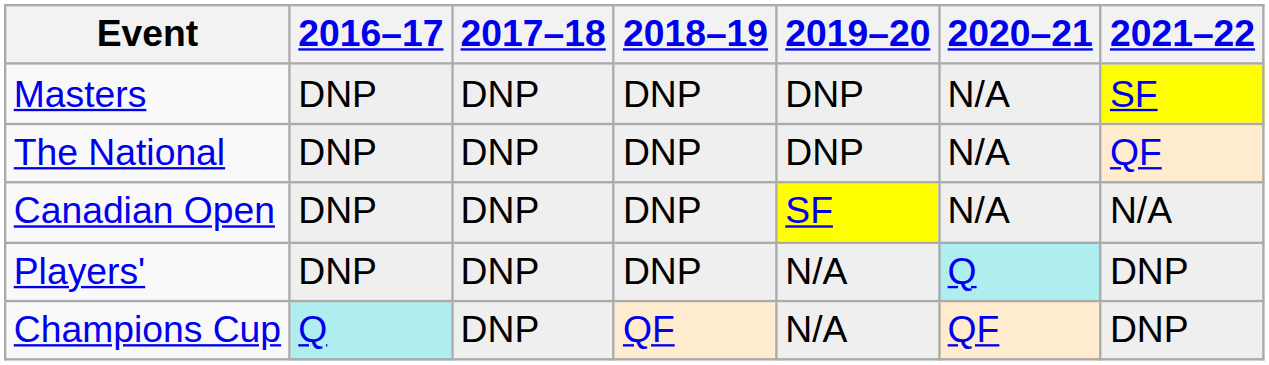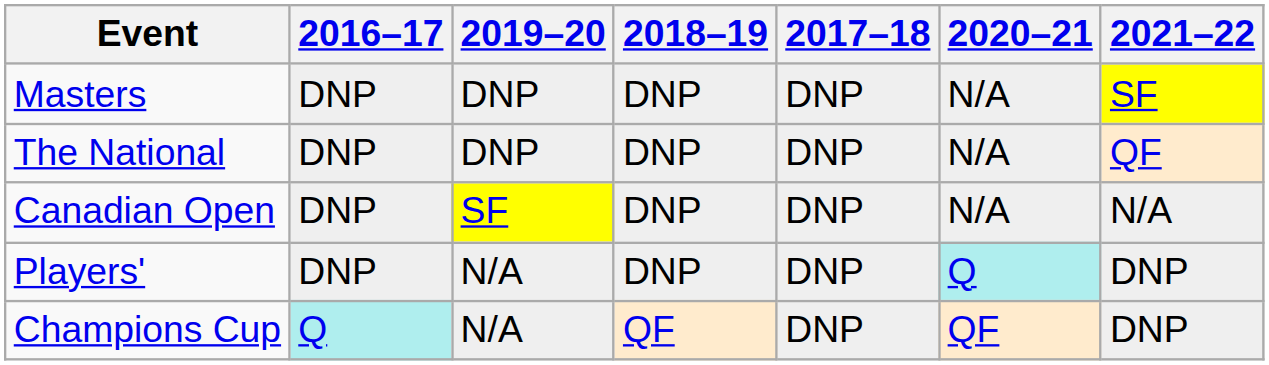columns swapped: (533, 34) <-> (858, 34)
